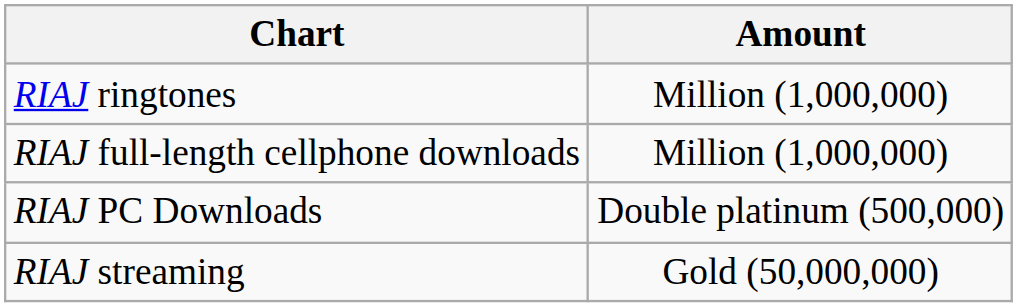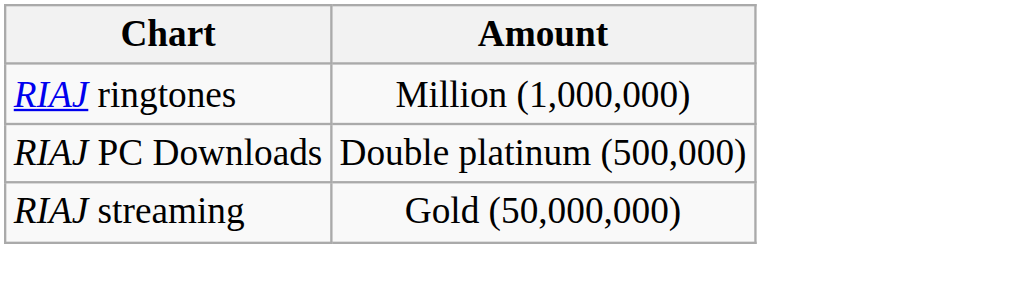- row: (297, 152)
